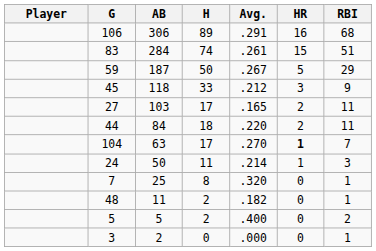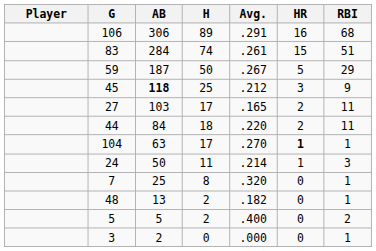(159, 88) normal -> (159, 88) bold
(206, 88) 33 -> (206, 88) 25
(348, 144) 7 -> (348, 144) 1
(159, 200) 11 -> (159, 200) 13
